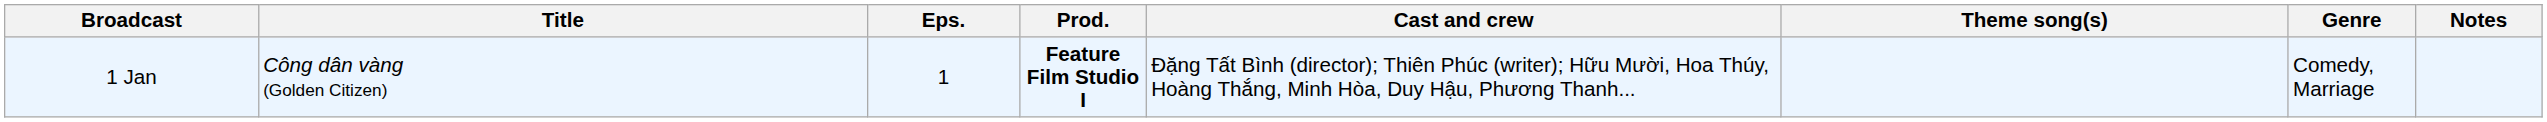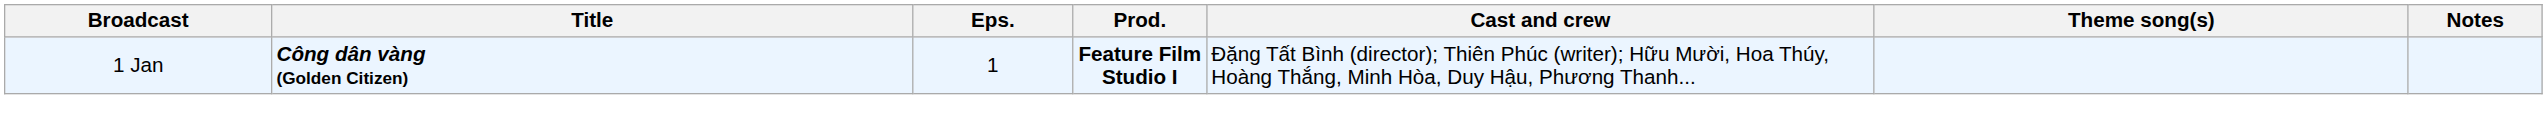- column: (2352, 20)
(333, 76) normal -> (351, 65) bold
